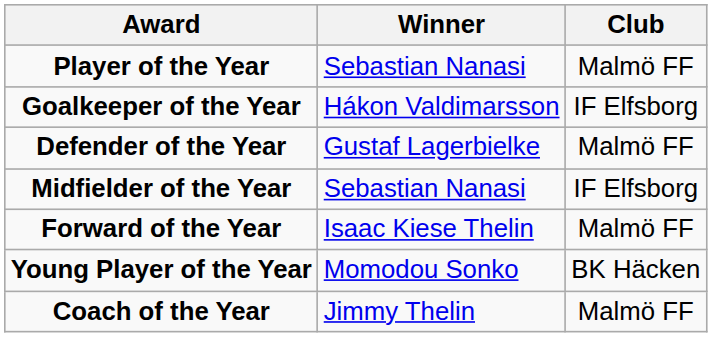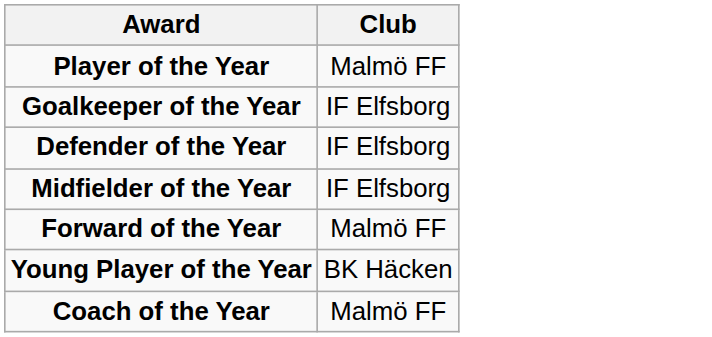- column: (442, 24)
(636, 147) Malmö FF -> (388, 147) IF Elfsborg
